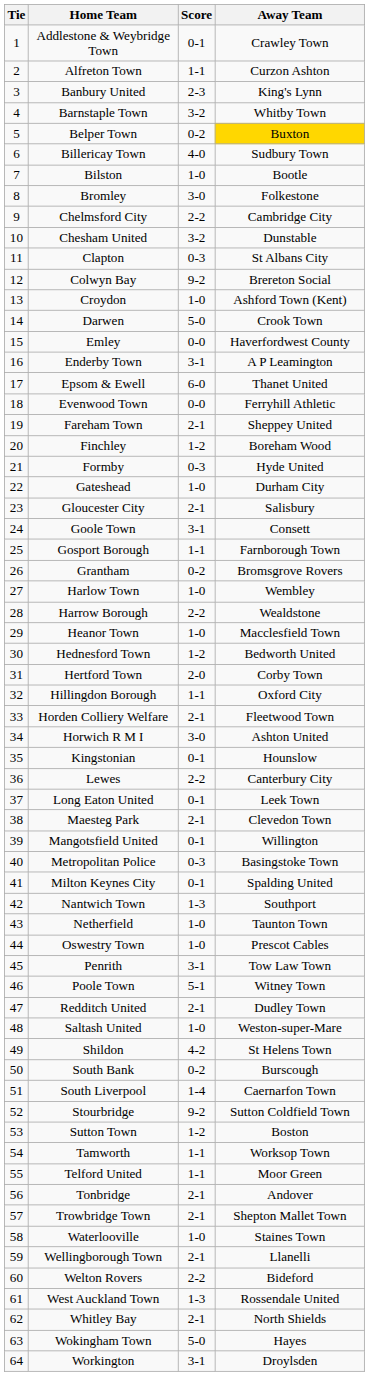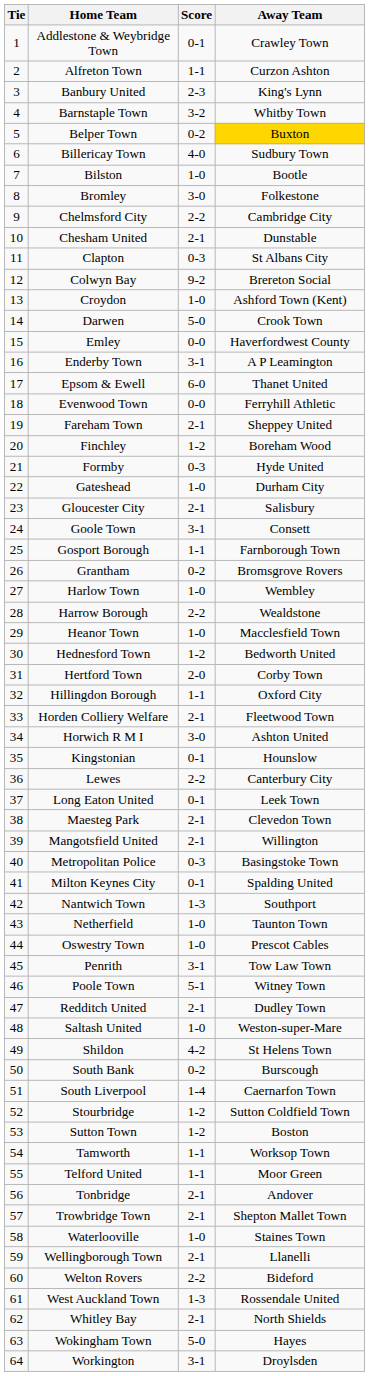(197, 237) 3-2 -> (197, 237) 2-1
(197, 841) 0-1 -> (197, 841) 2-1
(197, 1111) 9-2 -> (197, 1111) 1-2
